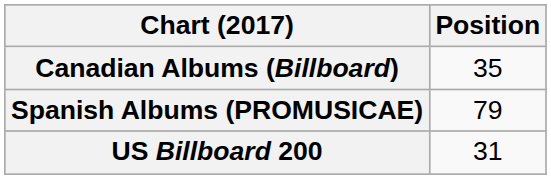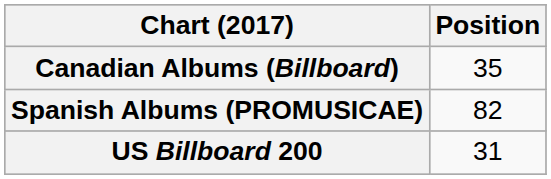(488, 109) 79 -> (488, 109) 82
